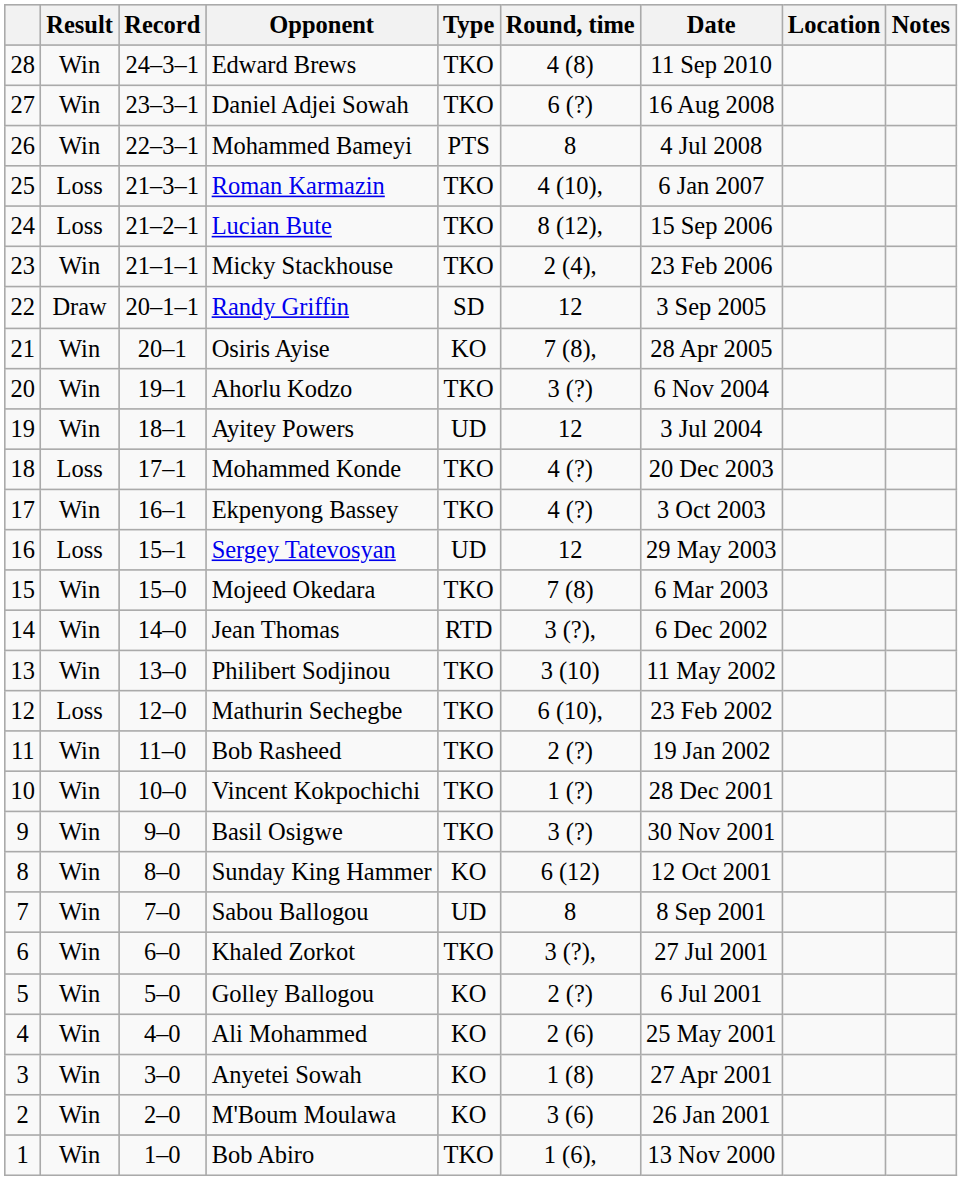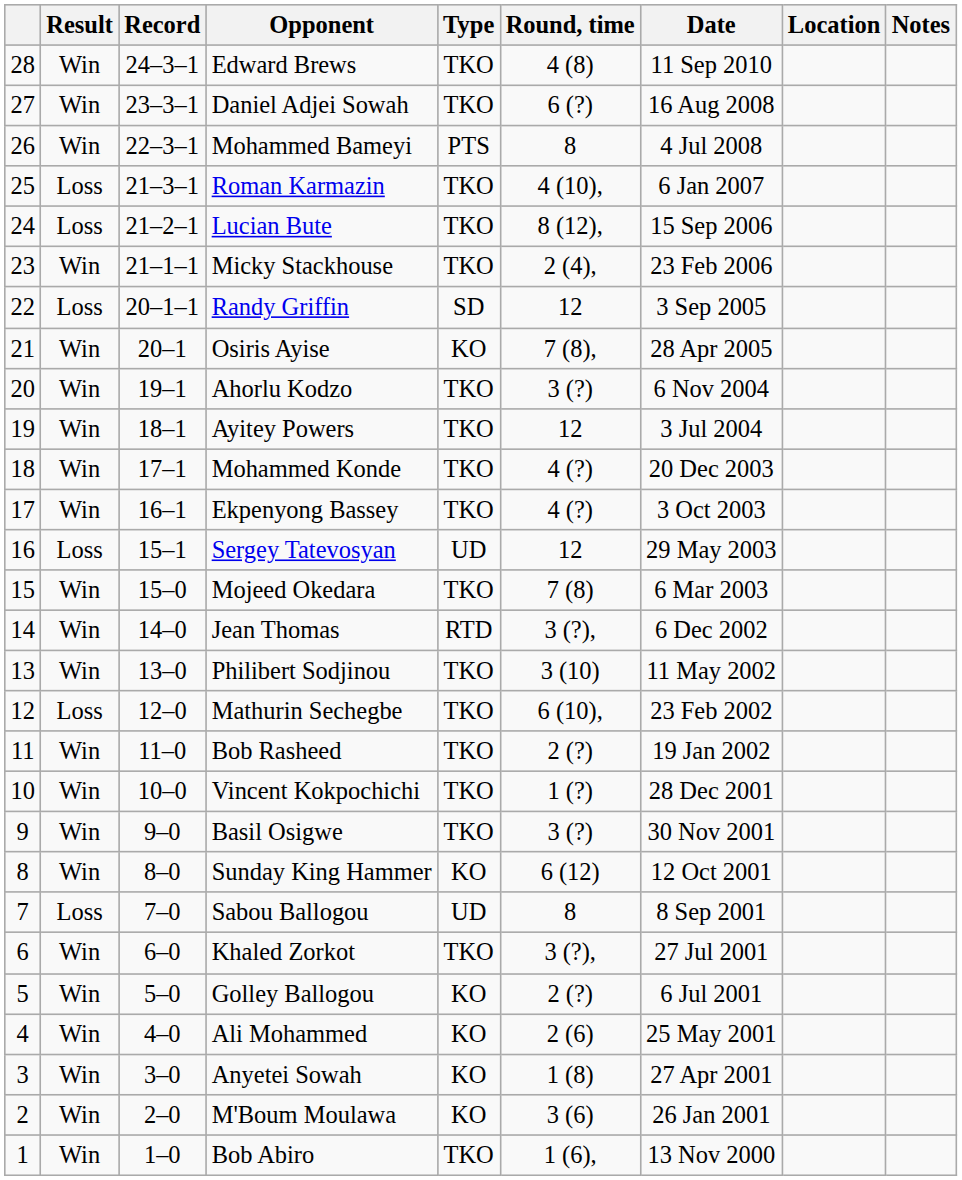(80, 307) Draw -> (80, 307) Loss
(469, 428) UD -> (469, 428) TKO
(80, 468) Loss -> (80, 468) Win
(80, 912) Win -> (80, 912) Loss
